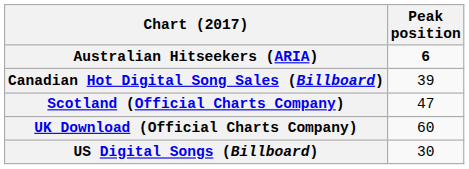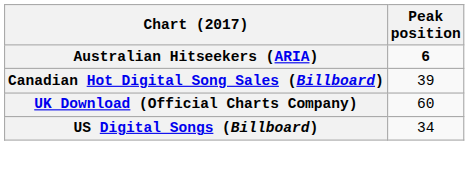- row: (196, 104)
(426, 152) 30 -> (426, 128) 34
